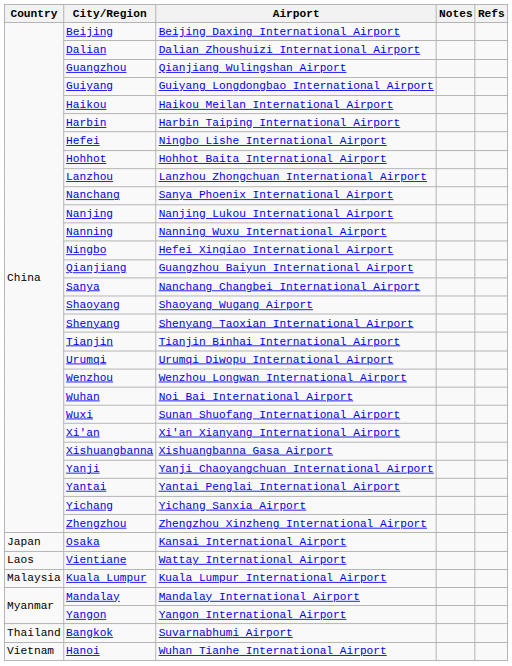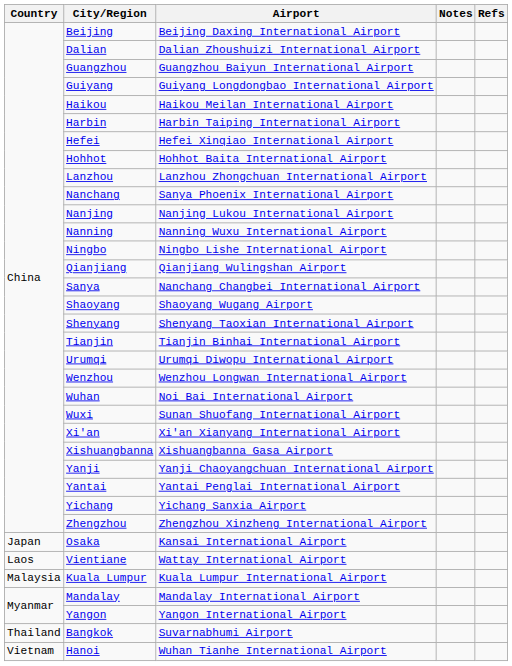(253, 68) Qianjiang Wulingshan Airport -> (286, 68) Guangzhou Baiyun International Airport
(273, 141) Ningbo Lishe International Airport -> (276, 141) Hefei Xinqiao International Airport
(276, 250) Hefei Xinqiao International Airport -> (273, 250) Ningbo Lishe International Airport
(286, 269) Guangzhou Baiyun International Airport -> (253, 269) Qianjiang Wulingshan Airport
